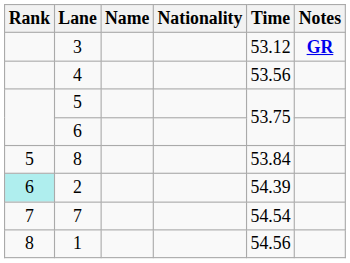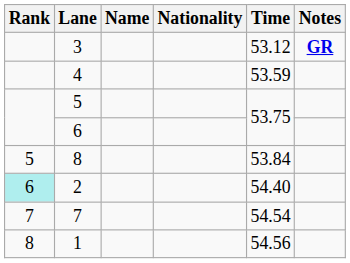(271, 74) 53.56 -> (271, 74) 53.59
(271, 187) 54.39 -> (271, 187) 54.40
